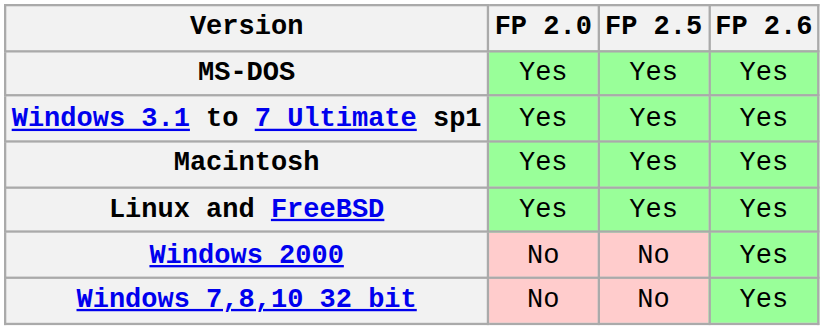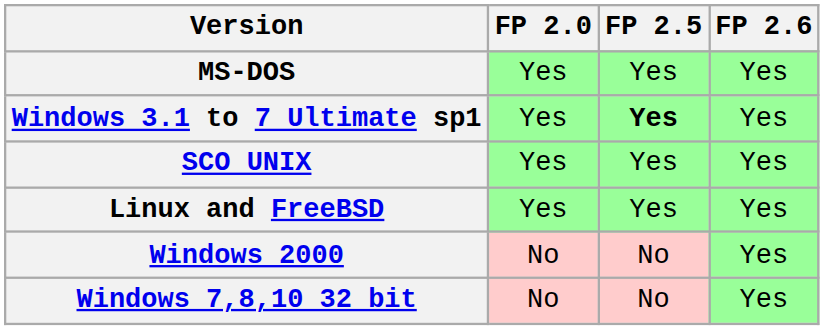(654, 118) normal -> (654, 118) bold
- row: (247, 164)
+ row: (247, 164)
